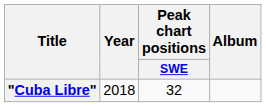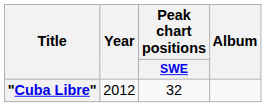(119, 90) 2018 -> (119, 90) 2012
